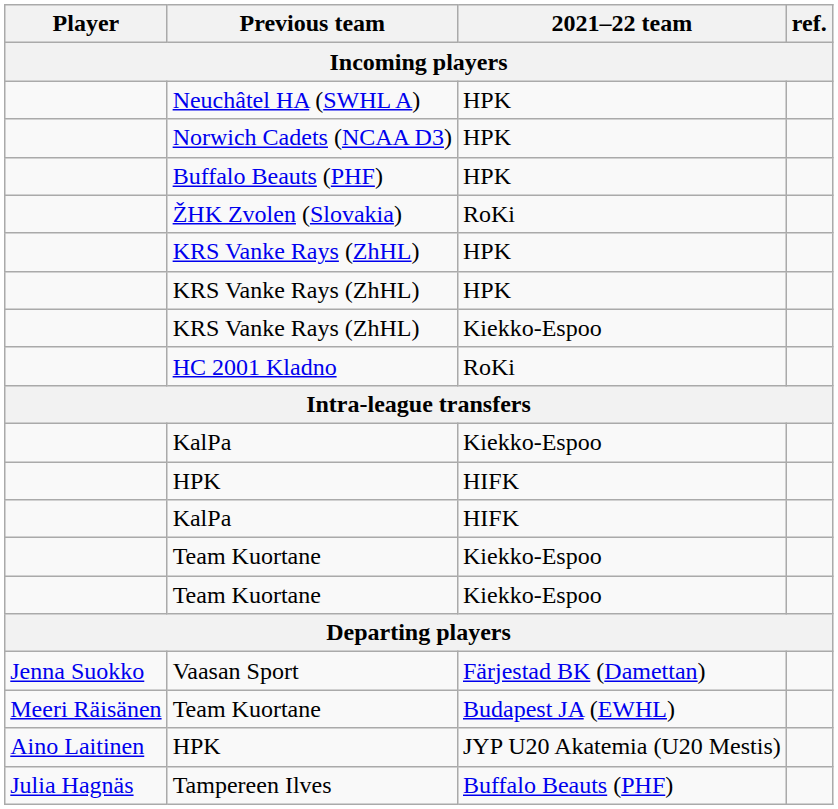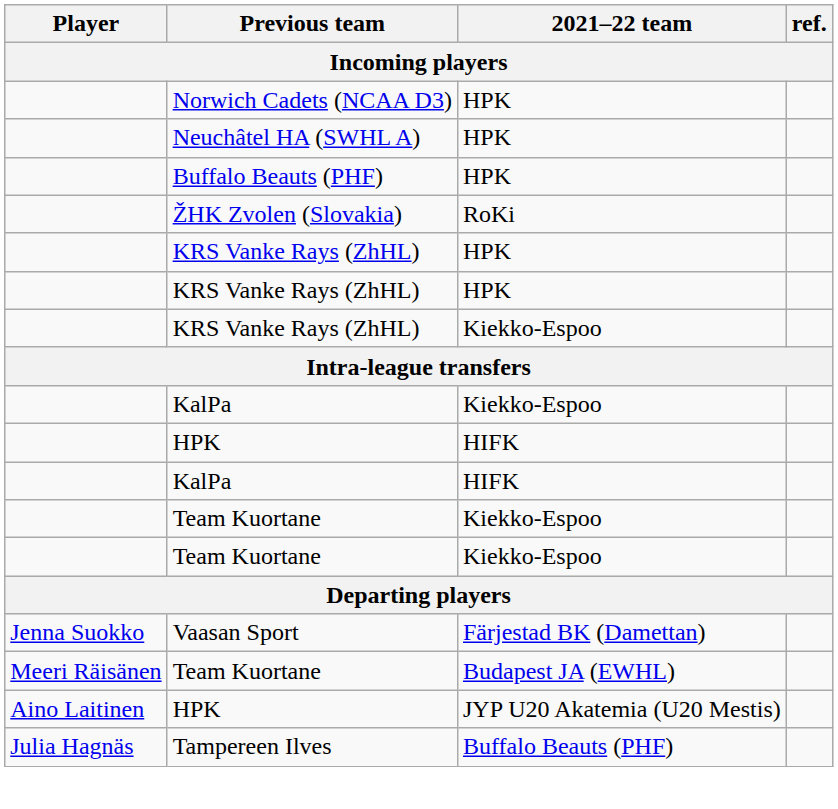rows swapped: (296, 99) <-> (312, 137)
- row: (255, 366)
